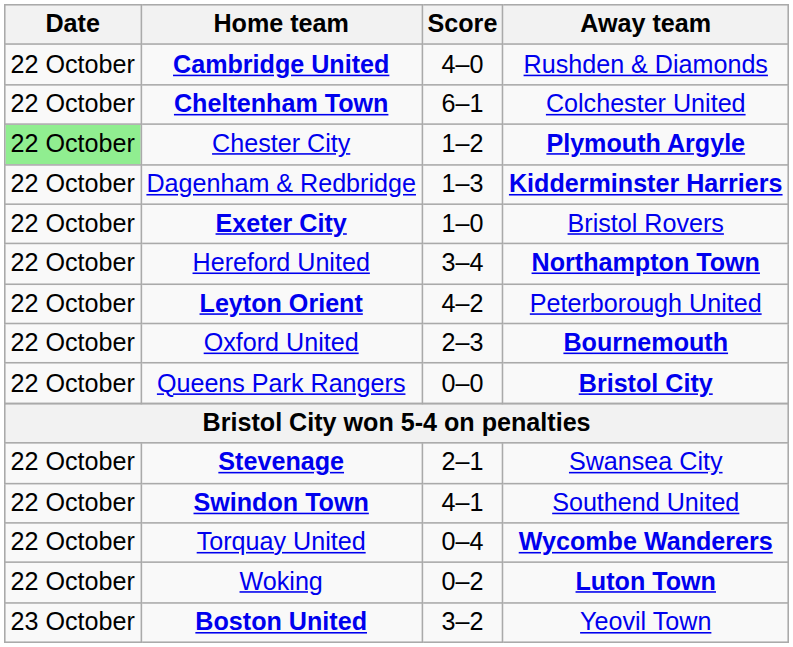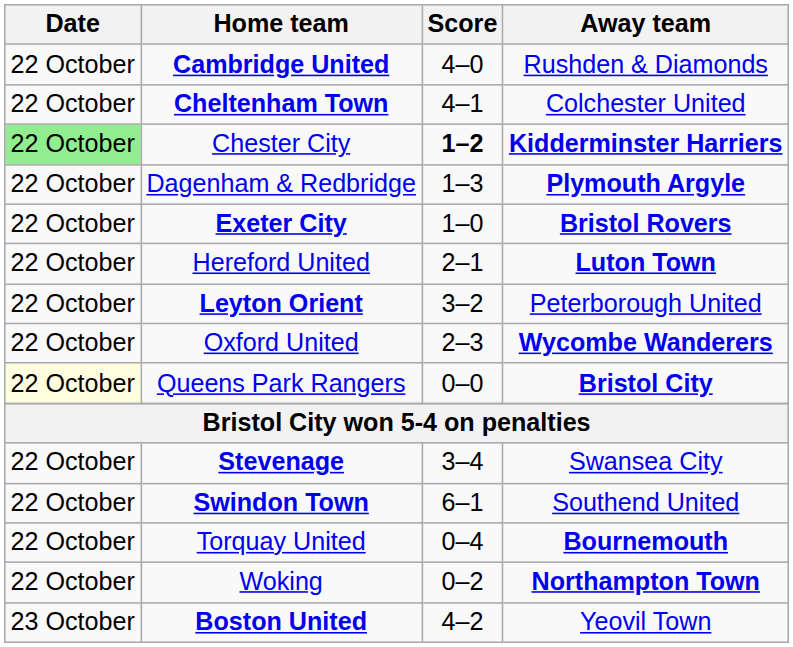(462, 104) 6–1 -> (462, 104) 4–1
(462, 143) normal -> (462, 143) bold
(646, 143) Plymouth Argyle -> (646, 143) Kidderminster Harriers
(646, 183) Kidderminster Harriers -> (646, 183) Plymouth Argyle
(646, 223) normal -> (646, 223) bold
(462, 263) 3–4 -> (462, 263) 2–1
(646, 263) Northampton Town -> (646, 263) Luton Town
(462, 303) 4–2 -> (462, 303) 3–2
(646, 343) Bournemouth -> (646, 343) Wycombe Wanderers
(73, 382) no background -> (73, 382) lightyellow background
(462, 462) 2–1 -> (462, 462) 3–4
(462, 502) 4–1 -> (462, 502) 6–1
(646, 542) Wycombe Wanderers -> (646, 542) Bournemouth
(646, 582) Luton Town -> (646, 582) Northampton Town
(462, 622) 3–2 -> (462, 622) 4–2
